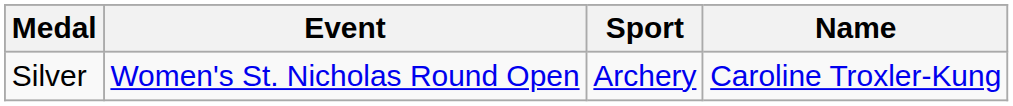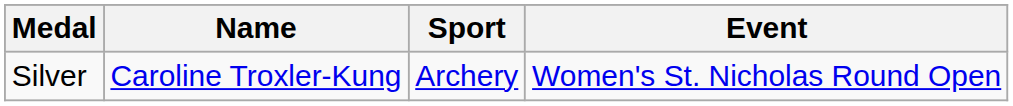columns swapped: (856, 28) <-> (345, 28)
